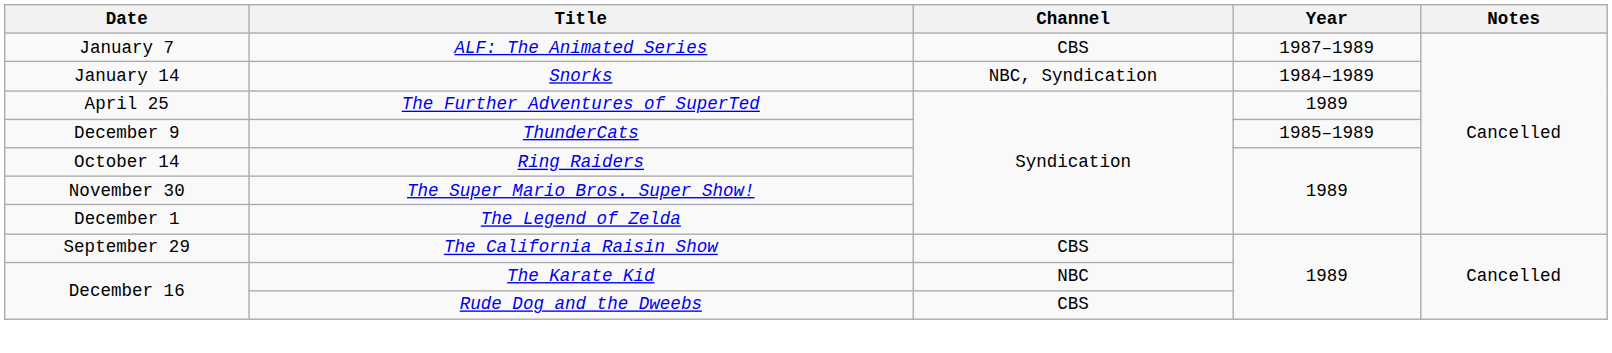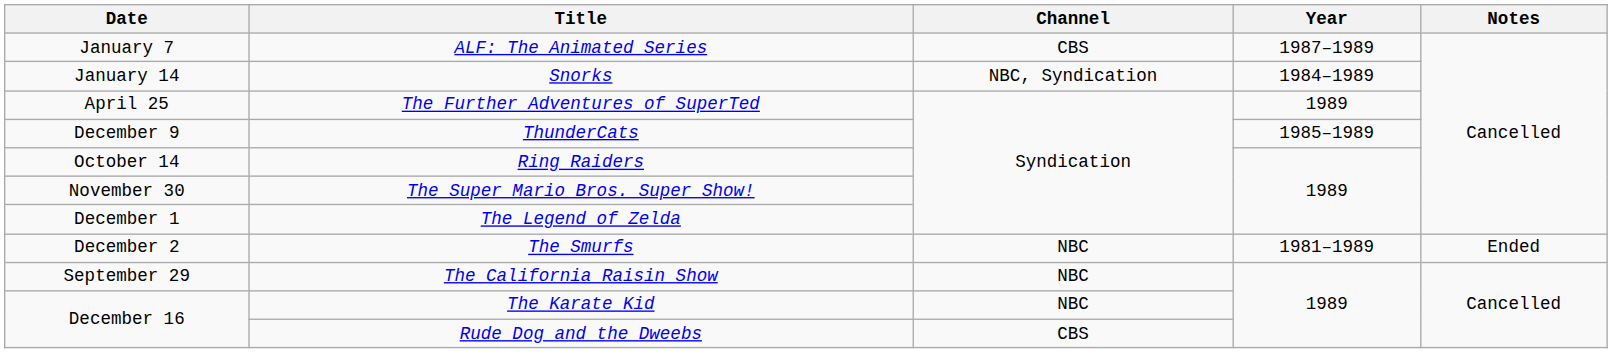+ row: (581, 248)
(1073, 248) CBS -> (1073, 276) NBC
